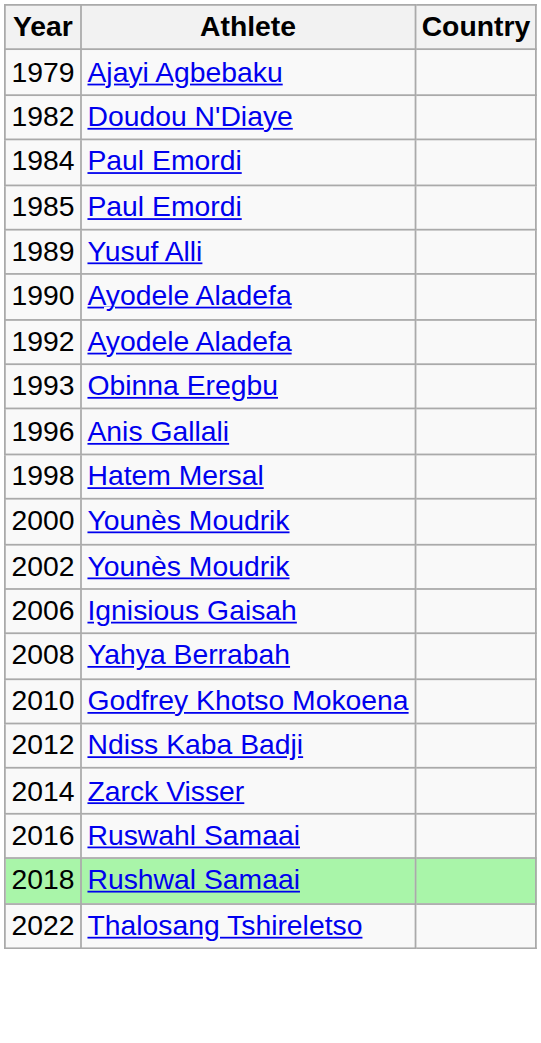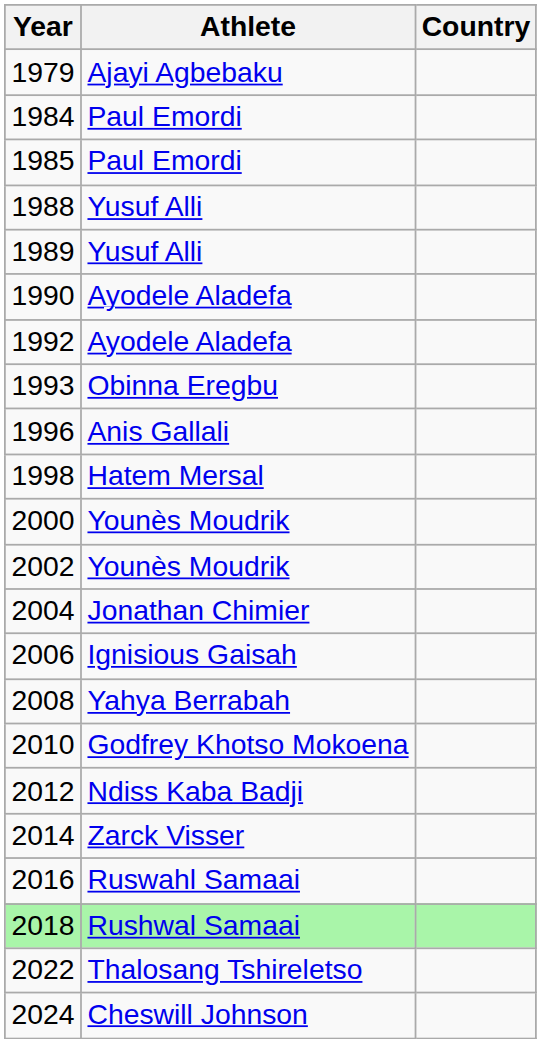- row: (43, 116)
+ row: (43, 206)
+ row: (43, 610)
+ row: (43, 1015)
